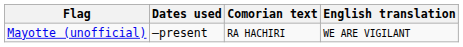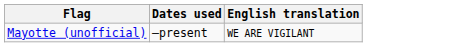- column: (272, 14)
